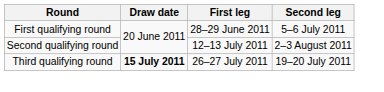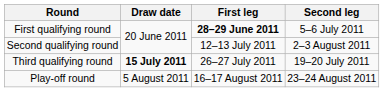(230, 29) normal -> (238, 29) bold
+ row: (63, 78)
